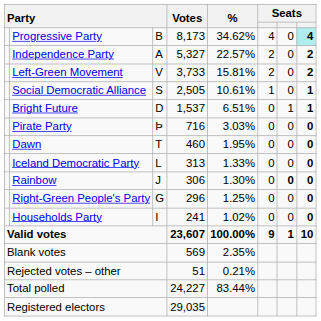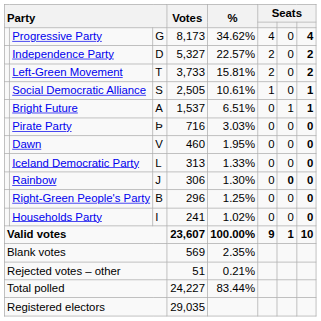(159, 36) B -> (160, 36) G
(310, 36) paleturquoise background -> (310, 36) no background
(159, 54) A -> (159, 54) D
(159, 72) V -> (159, 72) T
(159, 108) D -> (159, 108) A
(159, 144) T -> (159, 144) V
(160, 198) G -> (159, 198) B
